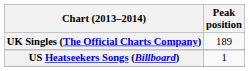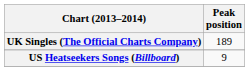(224, 58) 1 -> (224, 58) 9
